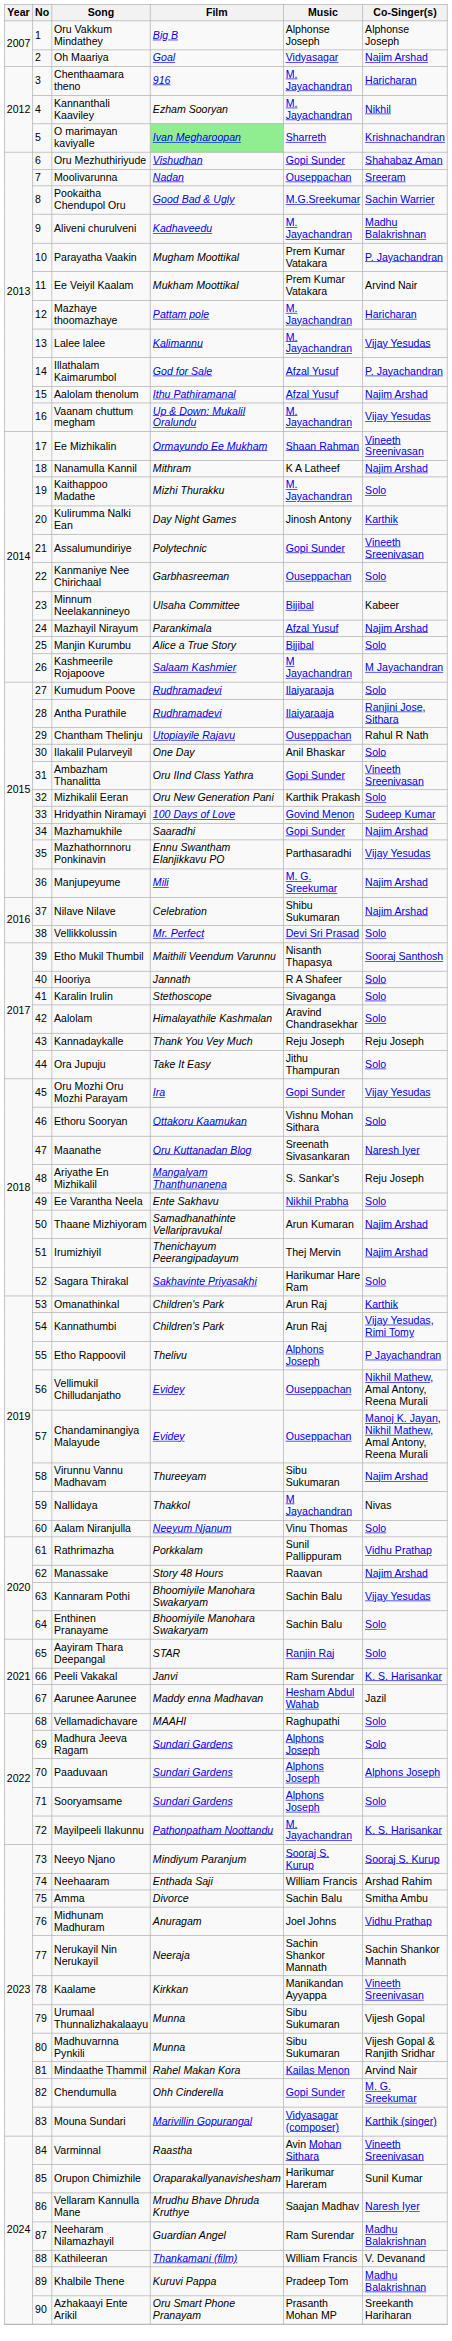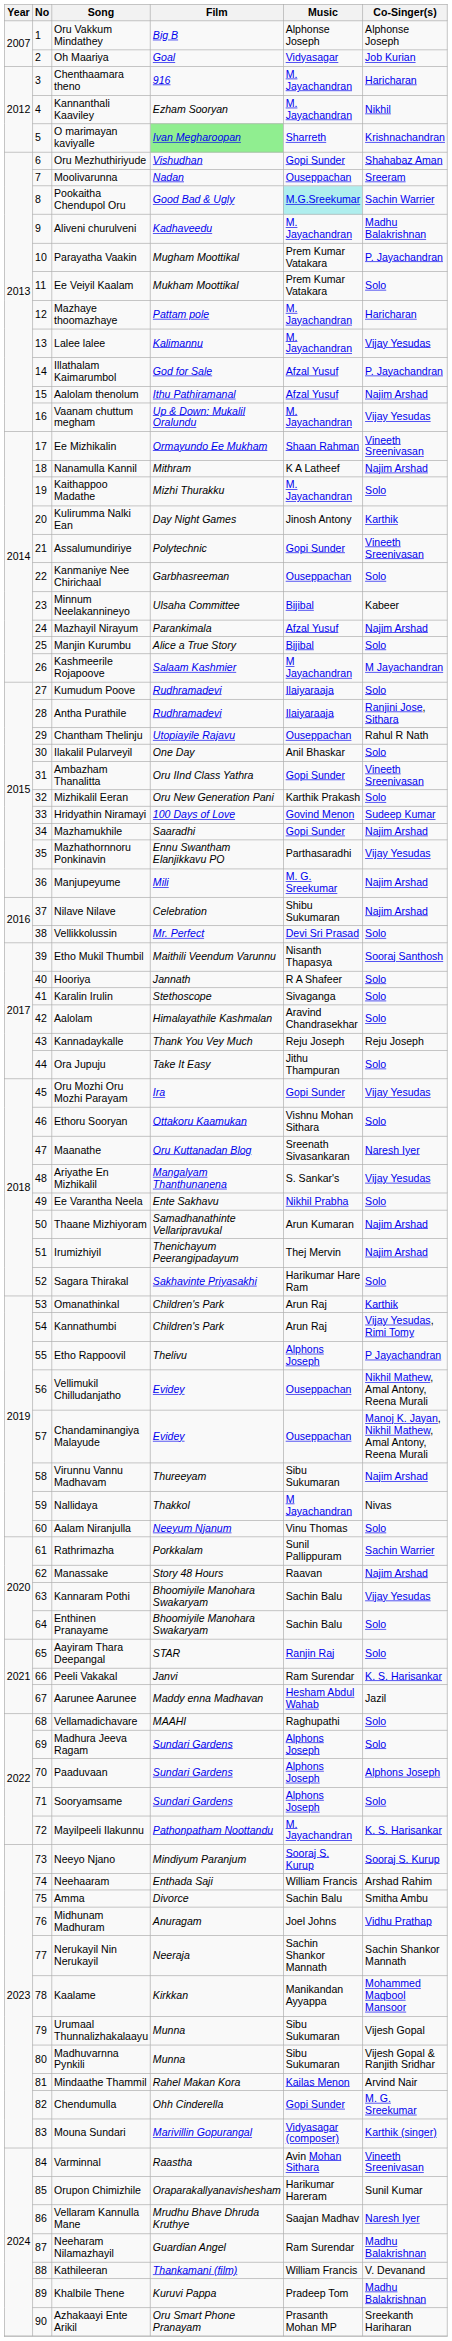(396, 58) Najim Arshad -> (390, 58) Job Kurian
(323, 200) no background -> (323, 200) paleturquoise background
(391, 286) Arvind Nair -> (376, 286) Solo
(394, 1179) Reju Joseph -> (398, 1179) Vijay Yesudas
(398, 1551) Vidhu Prathap -> (400, 1551) Sachin Warrier
(394, 1990) Vineeth Sreenivasan -> (393, 1996) Mohammed Maqbool Mansoor
